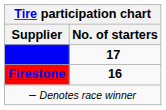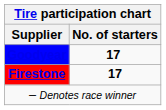(115, 74) 16 -> (115, 74) 17
